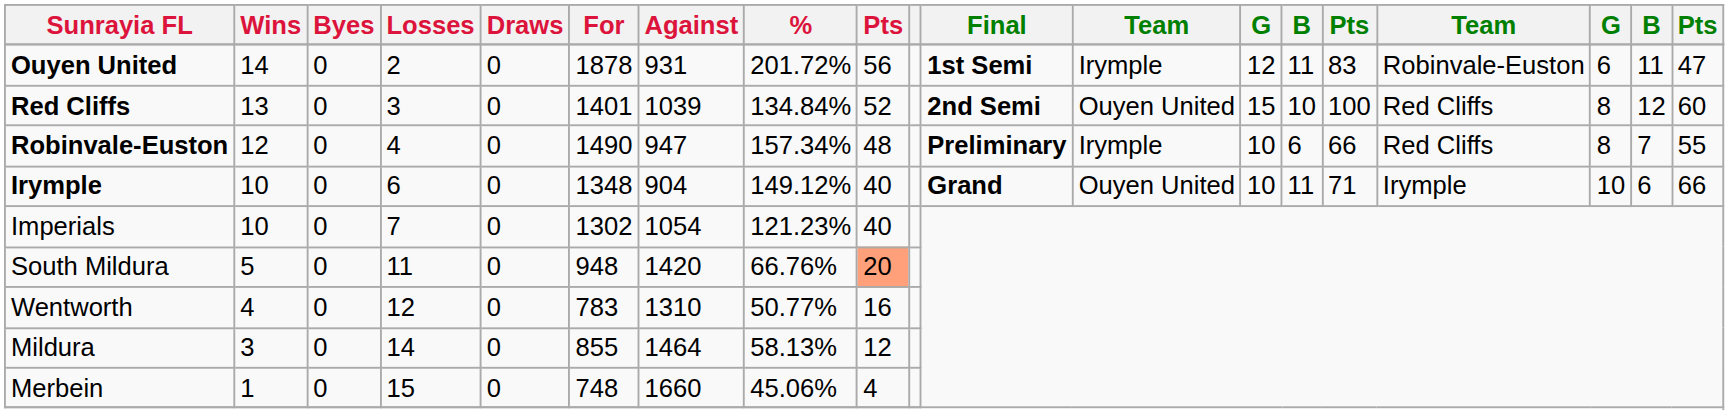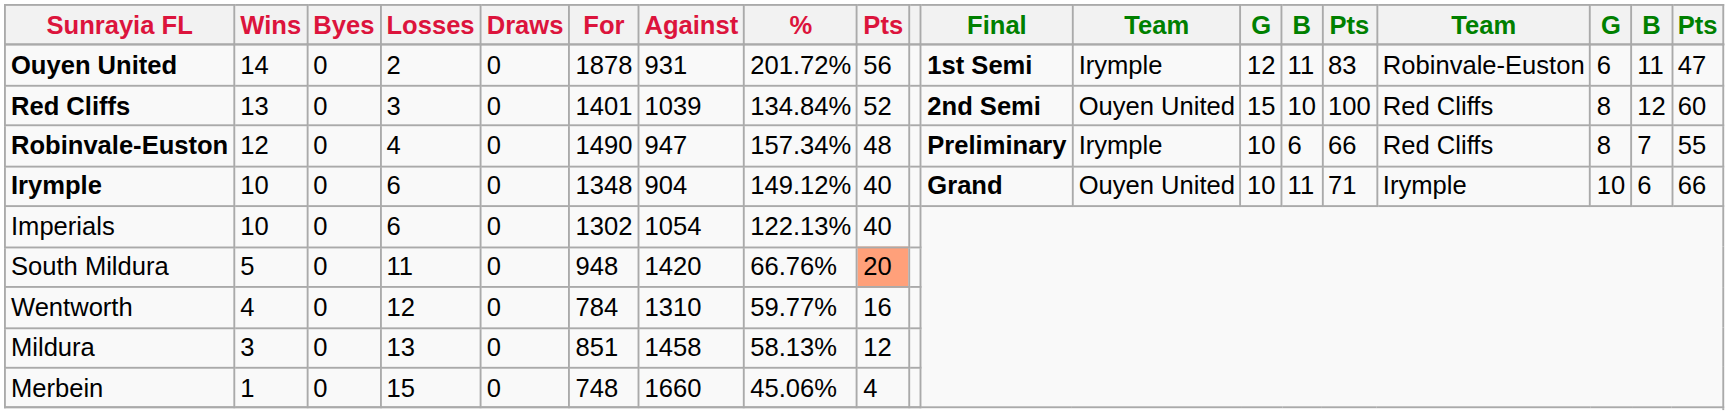(394, 226) 7 -> (394, 226) 6
(801, 226) 121.23% -> (801, 226) 122.13%
(597, 307) 783 -> (597, 307) 784
(794, 307) 50.77% -> (794, 307) 59.77%
(401, 347) 14 -> (401, 347) 13
(597, 347) 855 -> (597, 347) 851
(673, 347) 1464 -> (673, 347) 1458
